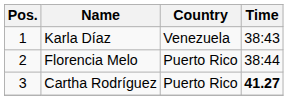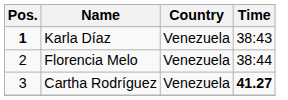(23, 38) normal -> (23, 38) bold
(201, 60) Puerto Rico -> (197, 60) Venezuela
(201, 83) Puerto Rico -> (197, 83) Venezuela
